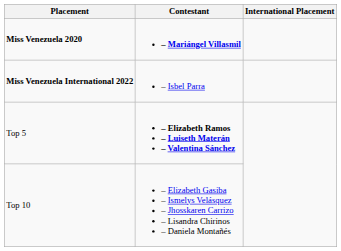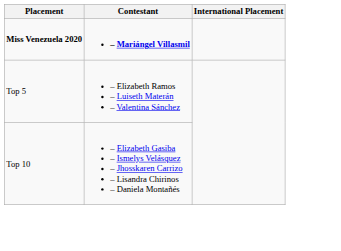- row: (70, 81)
(189, 139) bold -> (138, 97) normal
